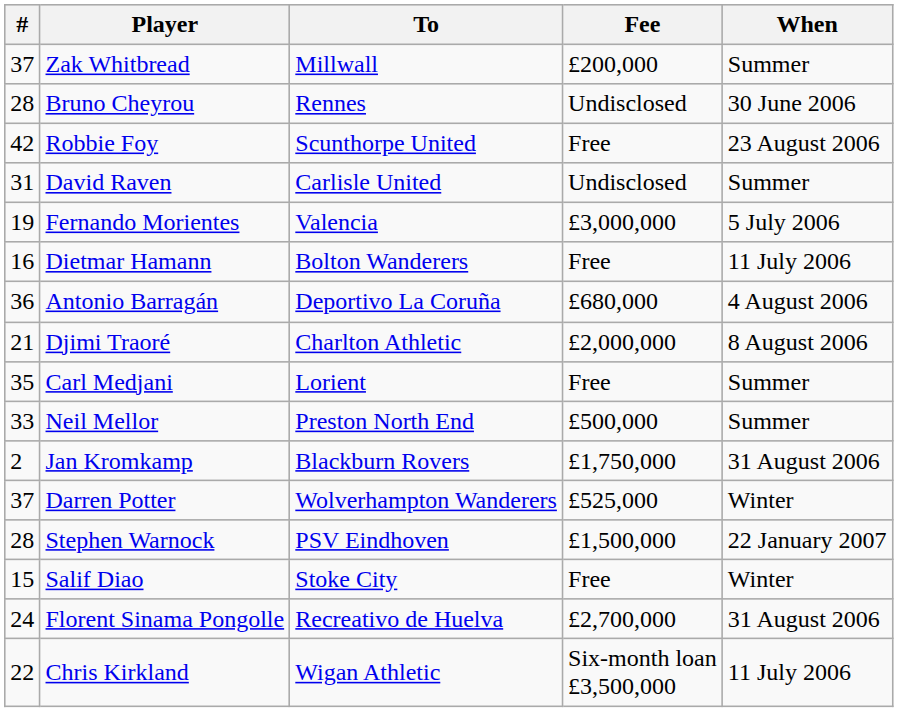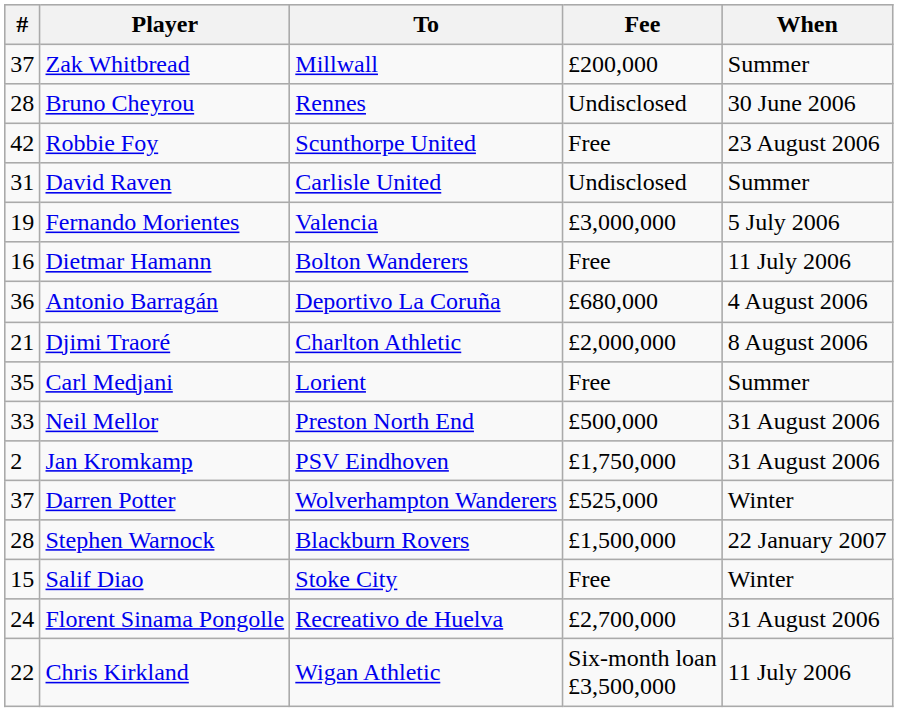(769, 420) Summer -> (804, 420) 31 August 2006
(382, 460) Blackburn Rovers -> (372, 460) PSV Eindhoven
(372, 539) PSV Eindhoven -> (382, 539) Blackburn Rovers
